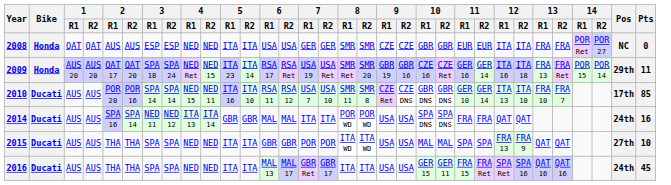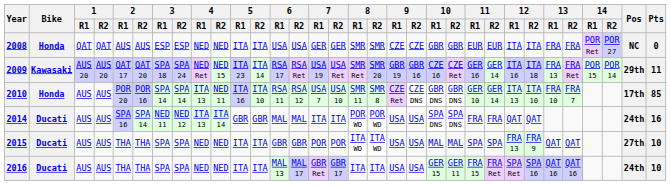(47, 70) Honda -> (52, 70) Kawasaki
(47, 94) Ducati -> (52, 94) Honda
(191, 94) NED 15 -> (201, 94) ITA 13
(646, 168) 45 -> (656, 168) 10
